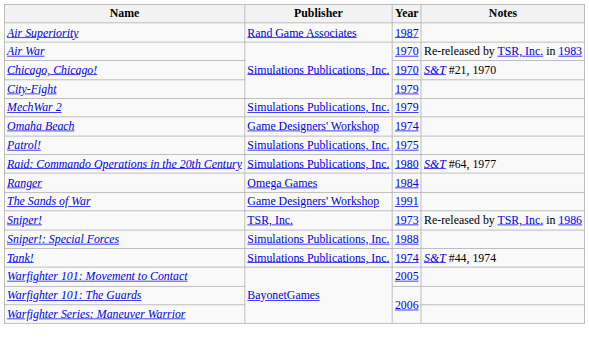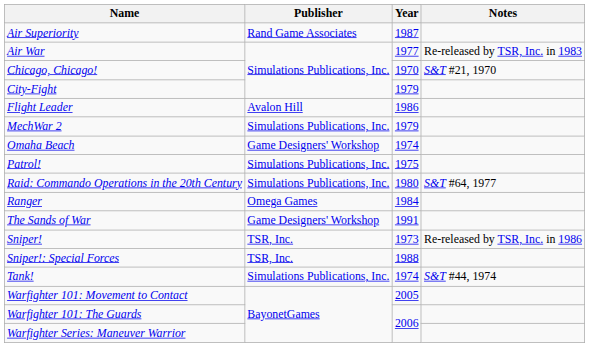(407, 51) 1970 -> (407, 51) 1977
+ row: (40, 107)
(318, 239) Simulations Publications, Inc. -> (270, 257) TSR, Inc.
